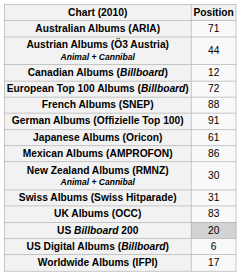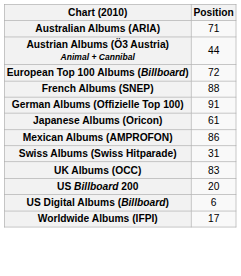- row: (98, 72)
- row: (98, 176)
(214, 230) lightgrey background -> (214, 186) no background
